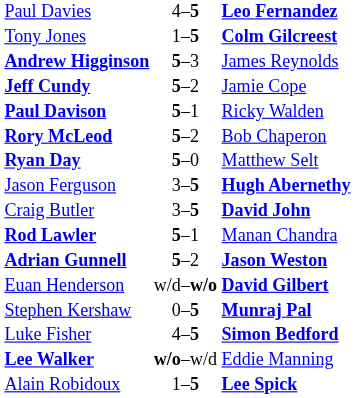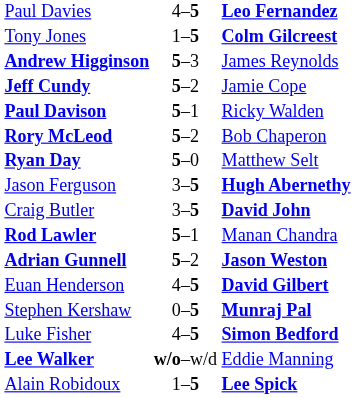(185, 284) w/d–w/o -> (185, 284) 4–5
